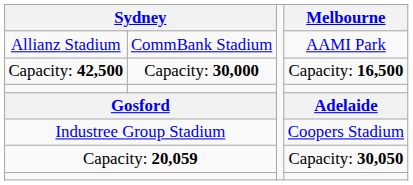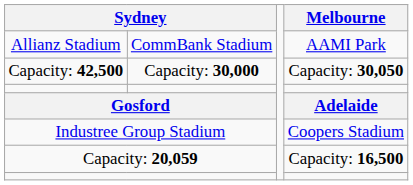(346, 71) Capacity: 16,500 -> (346, 71) Capacity: 30,050
(346, 158) Capacity: 30,050 -> (346, 158) Capacity: 16,500
